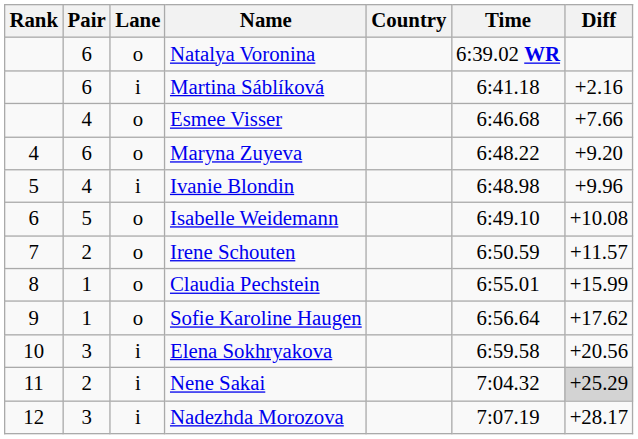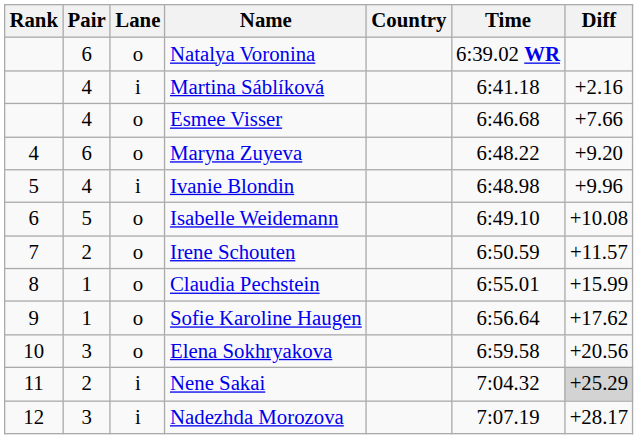(87, 86) 6 -> (87, 86) 4
(138, 350) i -> (138, 350) o
